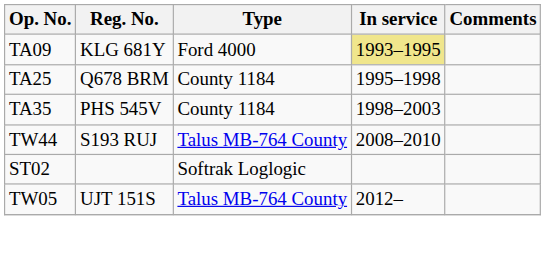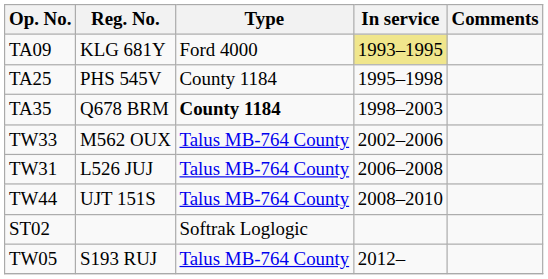(124, 79) Q678 BRM -> (121, 79) PHS 545V
(121, 109) PHS 545V -> (124, 109) Q678 BRM
(226, 109) normal -> (230, 109) bold
+ row: (33, 139)
+ row: (33, 169)
(119, 139) S193 RUJ -> (118, 199) UJT 151S
(118, 199) UJT 151S -> (119, 259) S193 RUJ
